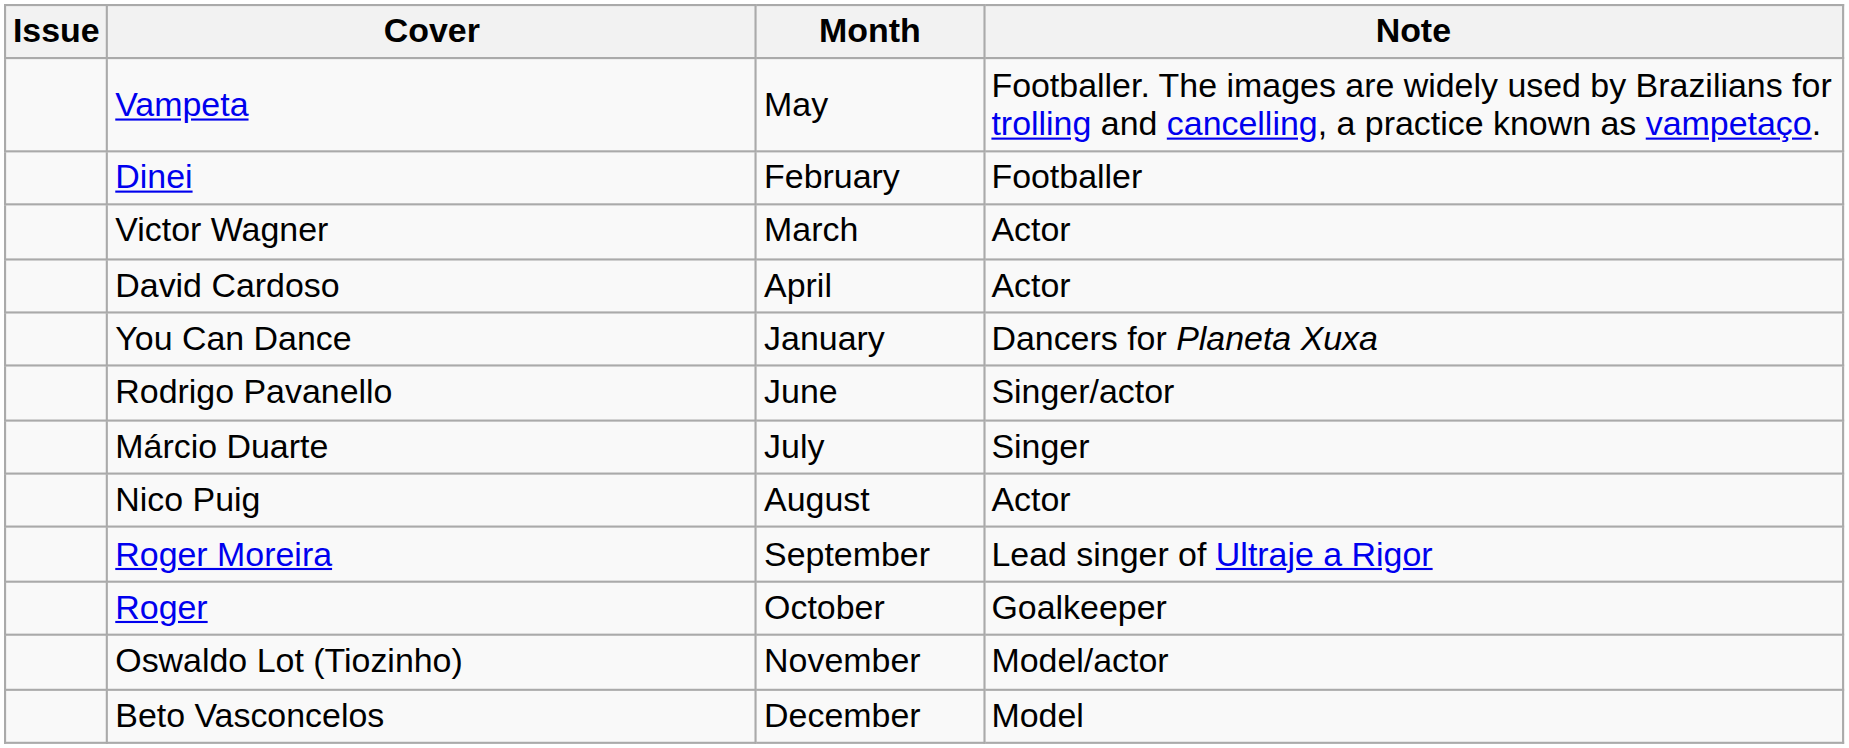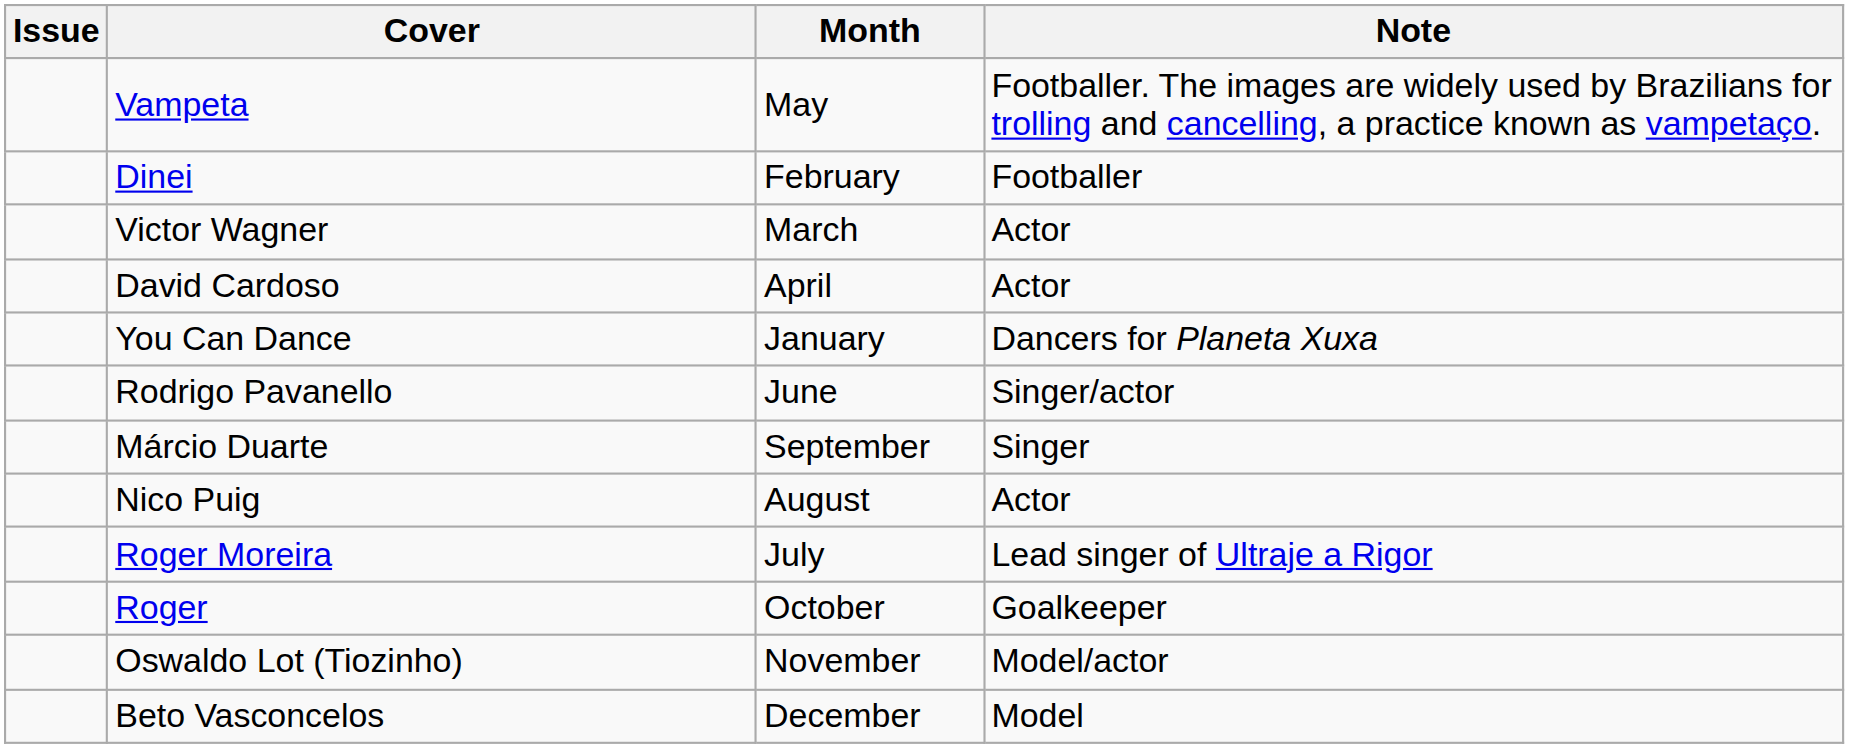(794, 446) July -> (847, 446) September
(847, 553) September -> (794, 553) July
